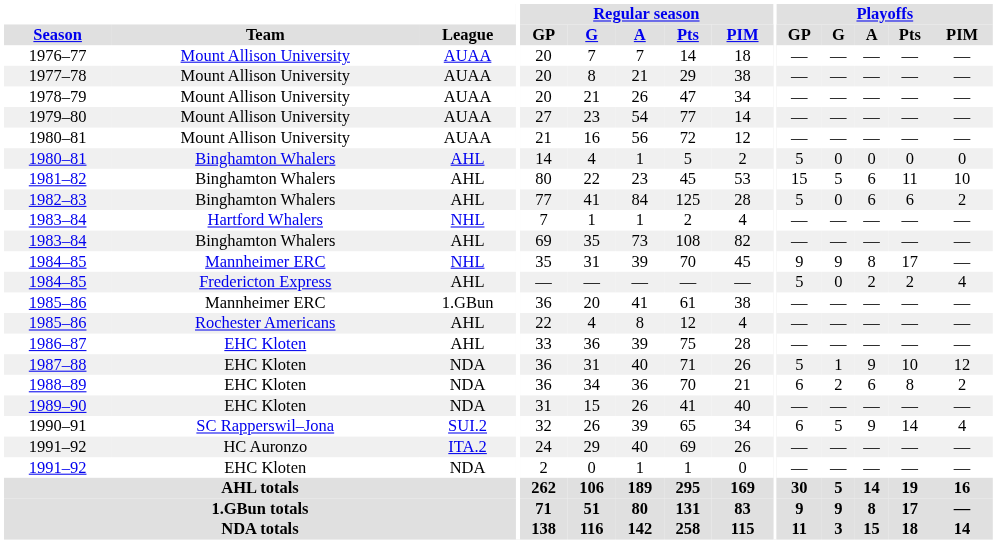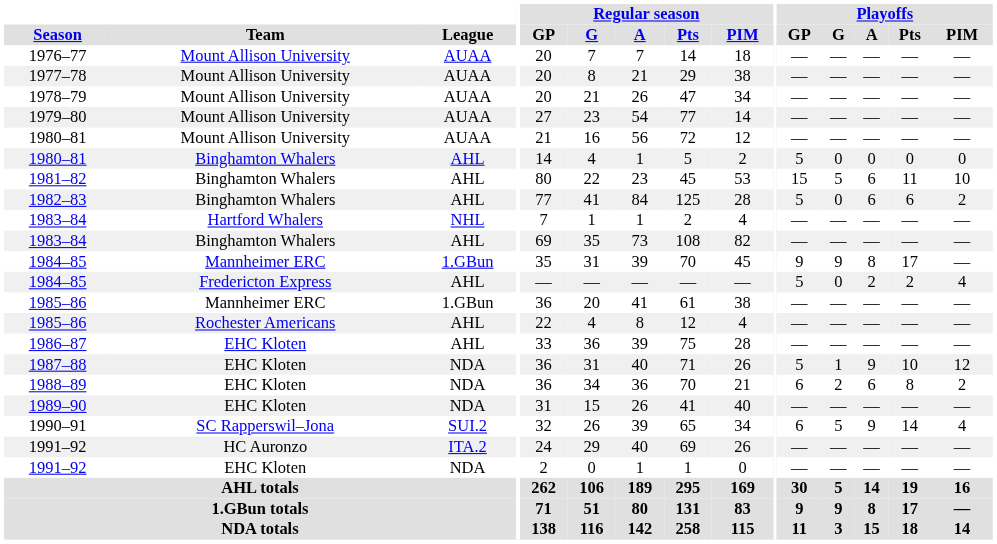(468, 261) NHL -> (468, 261) 1.GBun
